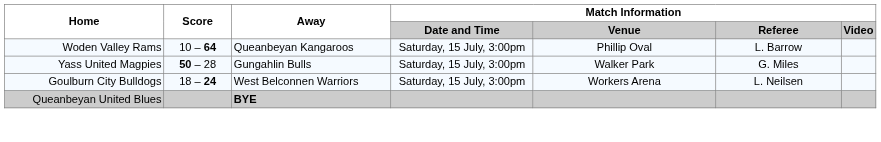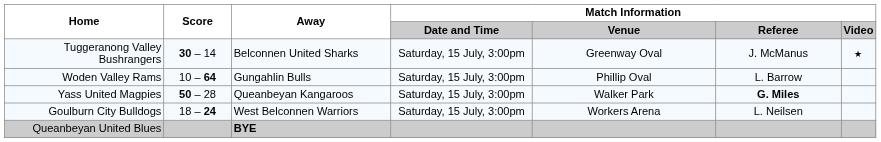+ row: (113, 53)
(294, 47) Queanbeyan Kangaroos -> (272, 77) Gungahlin Bulls
(273, 64) Gungahlin Bulls -> (294, 94) Queanbeyan Kangaroos
(778, 64) normal -> (778, 94) bold
